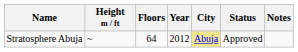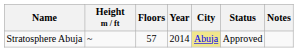(152, 39) 64 -> (152, 39) 57
(179, 39) 2012 -> (179, 39) 2014
